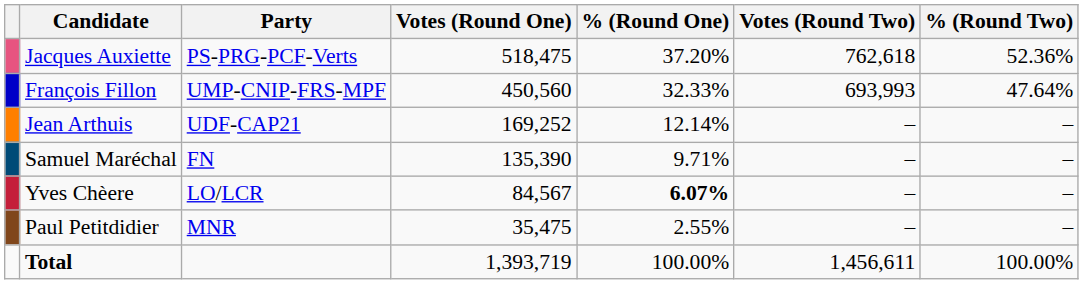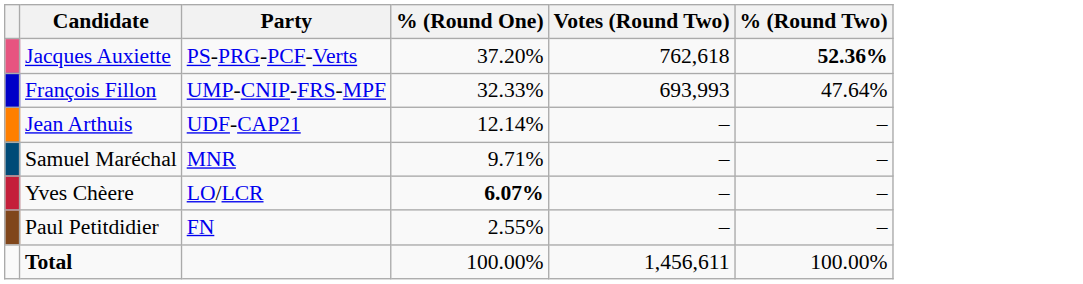- column: (484, 21)
(1040, 55) normal -> (852, 55) bold
(201, 158) FN -> (211, 158) MNR
(211, 227) MNR -> (201, 227) FN
